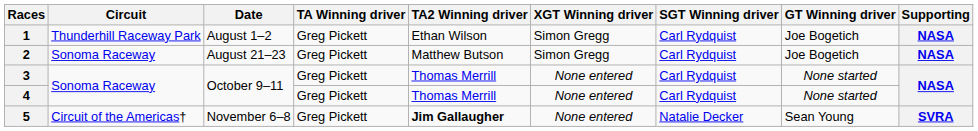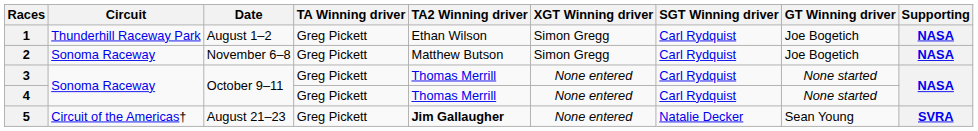(246, 55) August 21–23 -> (249, 55) November 6–8
(249, 116) November 6–8 -> (246, 116) August 21–23
